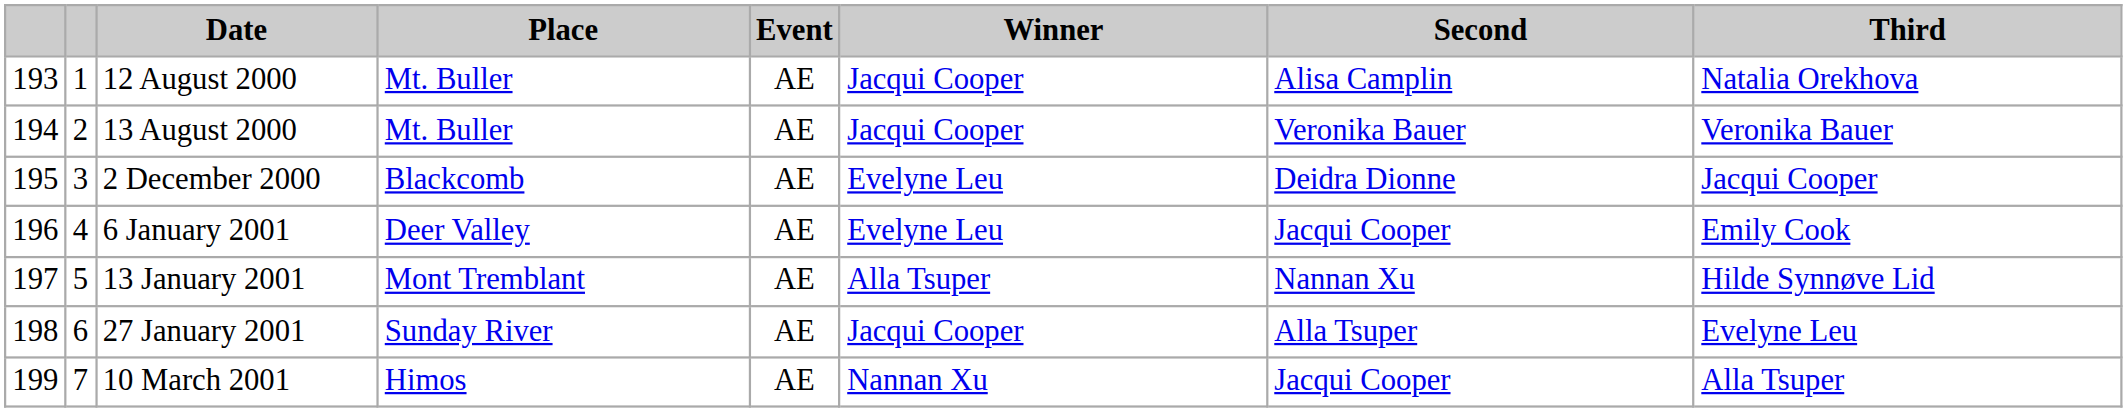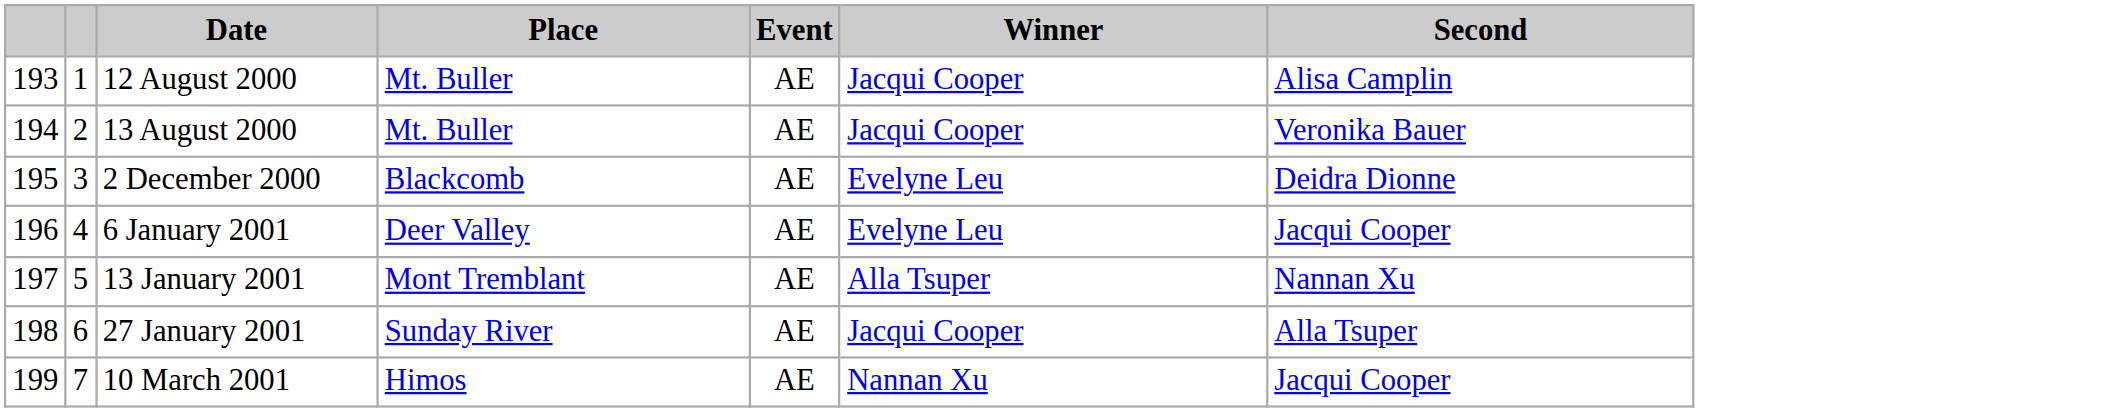- column: (1908, 29)
